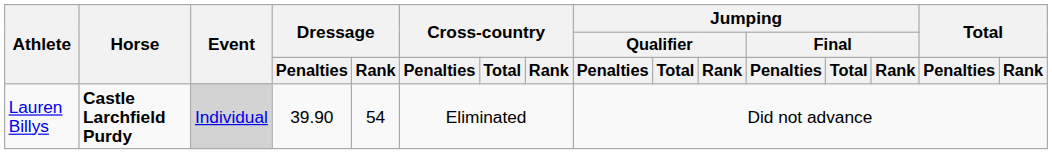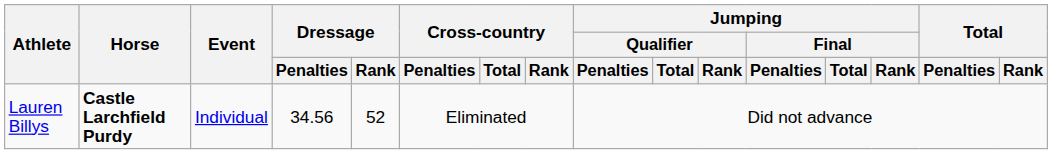(231, 117) lightgrey background -> (231, 117) no background
(312, 117) 39.90 -> (312, 117) 34.56
(376, 117) 54 -> (376, 117) 52
